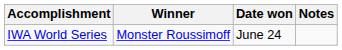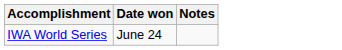- column: (173, 14)
